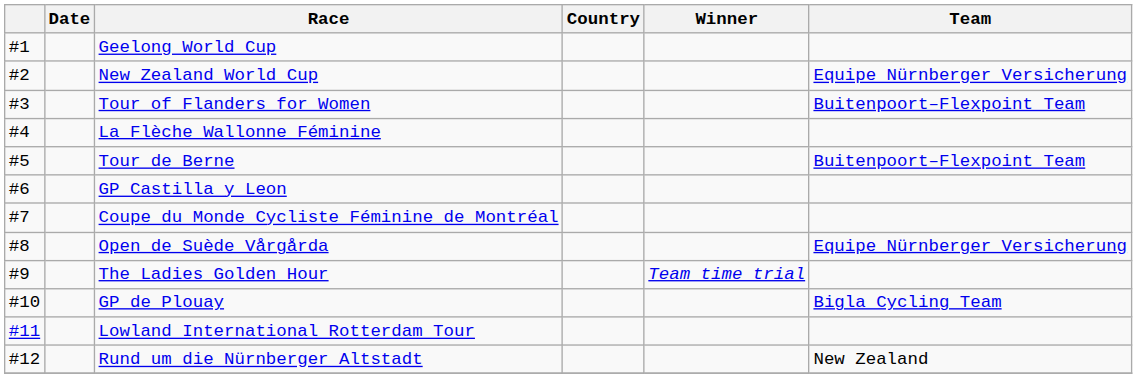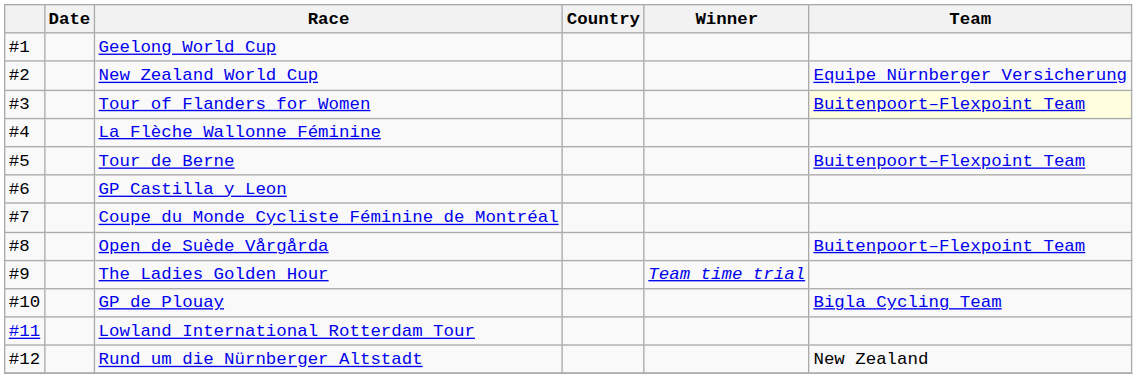(949, 104) no background -> (949, 104) lightyellow background
(970, 246) Equipe Nürnberger Versicherung -> (949, 246) Buitenpoort–Flexpoint Team
